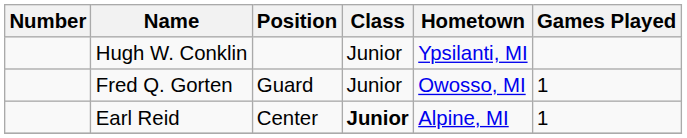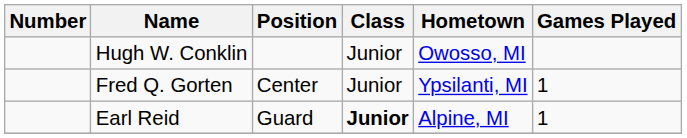(473, 53) Ypsilanti, MI -> (472, 53) Owosso, MI
(285, 85) Guard -> (287, 85) Center
(472, 85) Owosso, MI -> (473, 85) Ypsilanti, MI
(287, 118) Center -> (285, 118) Guard
